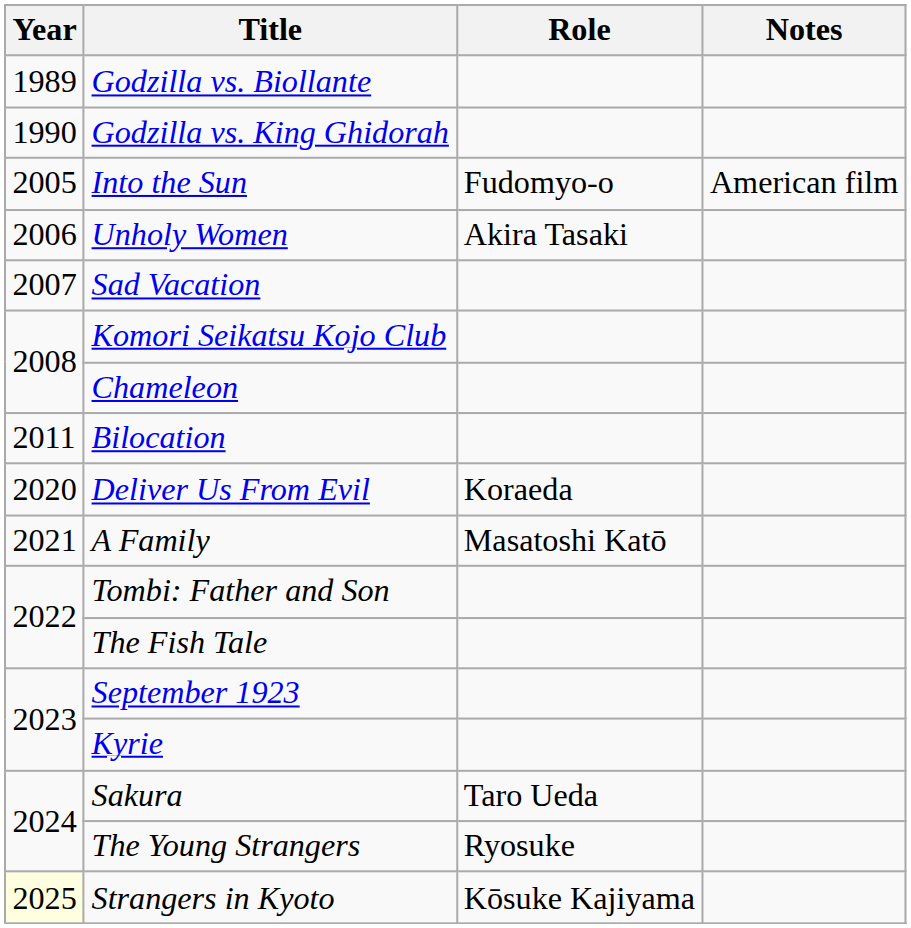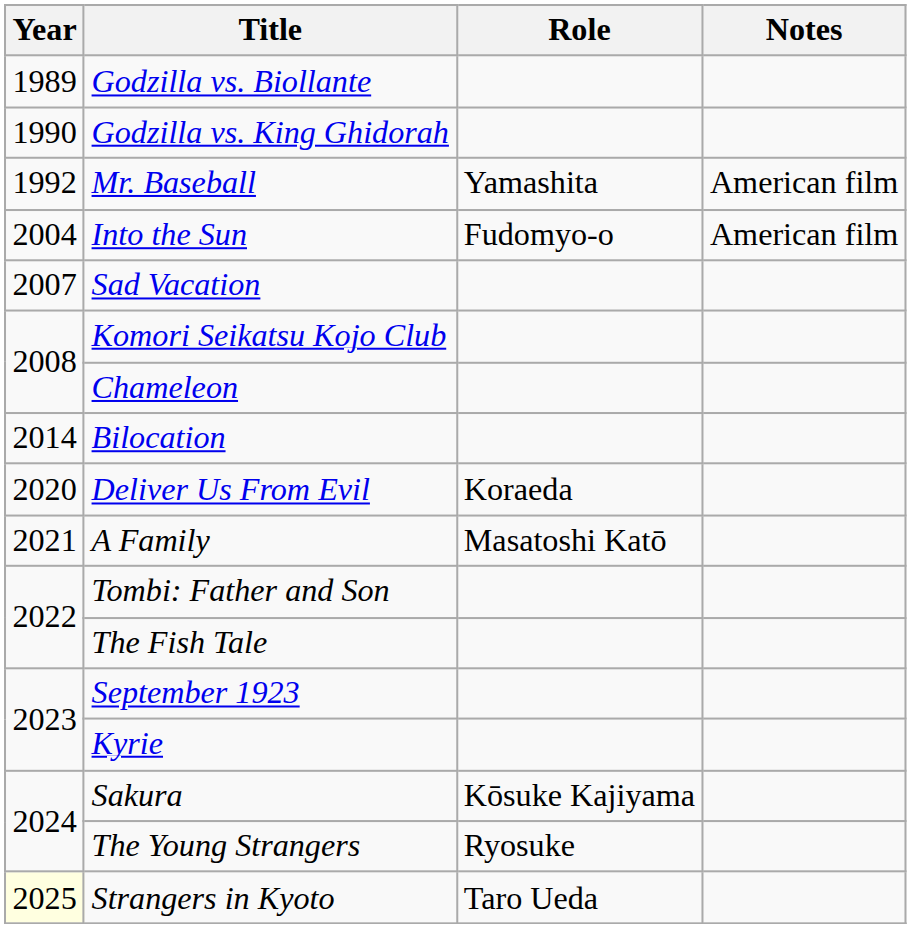+ row: (174, 183)
(45, 183) 2005 -> (45, 234) 2004
- row: (190, 234)
(44, 438) 2011 -> (45, 438) 2014
(531, 795) Taro Ueda -> (579, 795) Kōsuke Kajiyama
(579, 897) Kōsuke Kajiyama -> (531, 897) Taro Ueda
